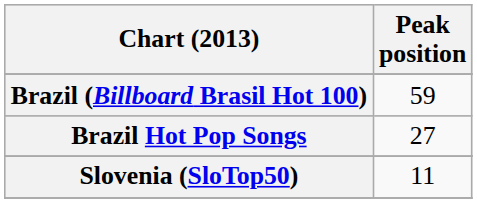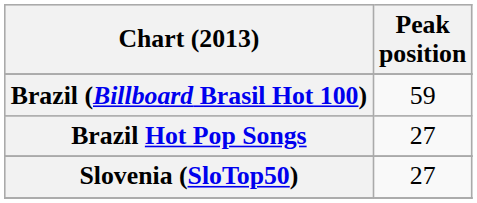(423, 176) 11 -> (423, 176) 27
